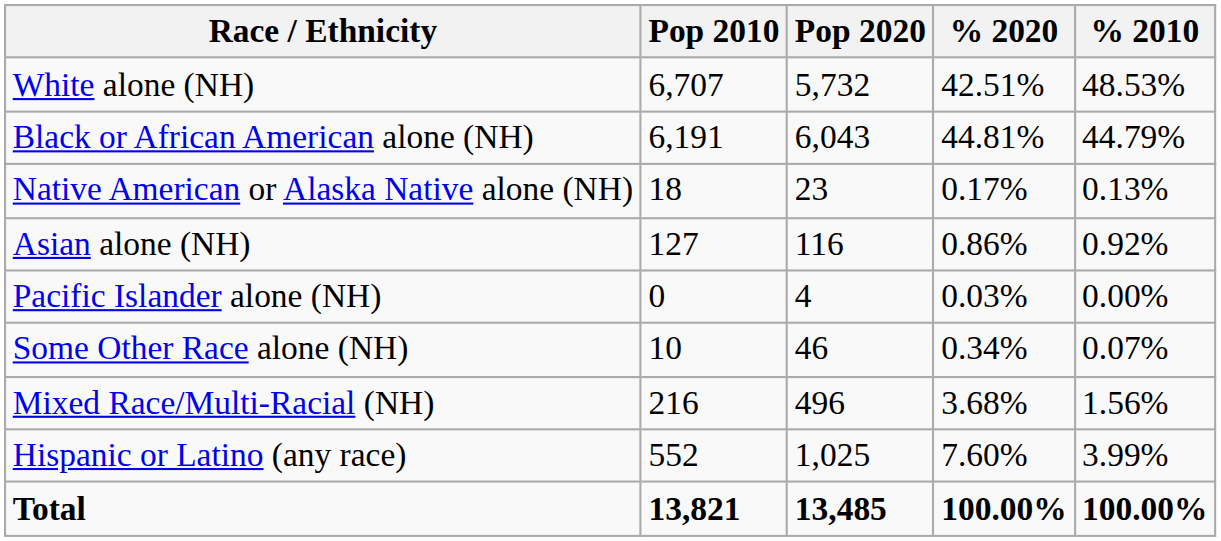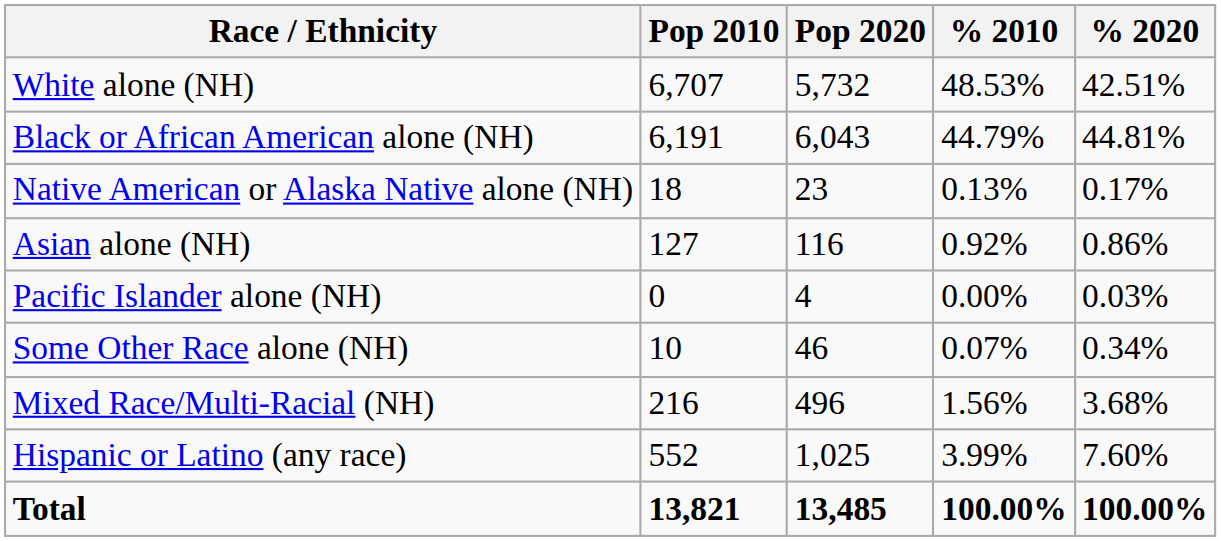columns swapped: (1145, 31) <-> (1004, 31)
